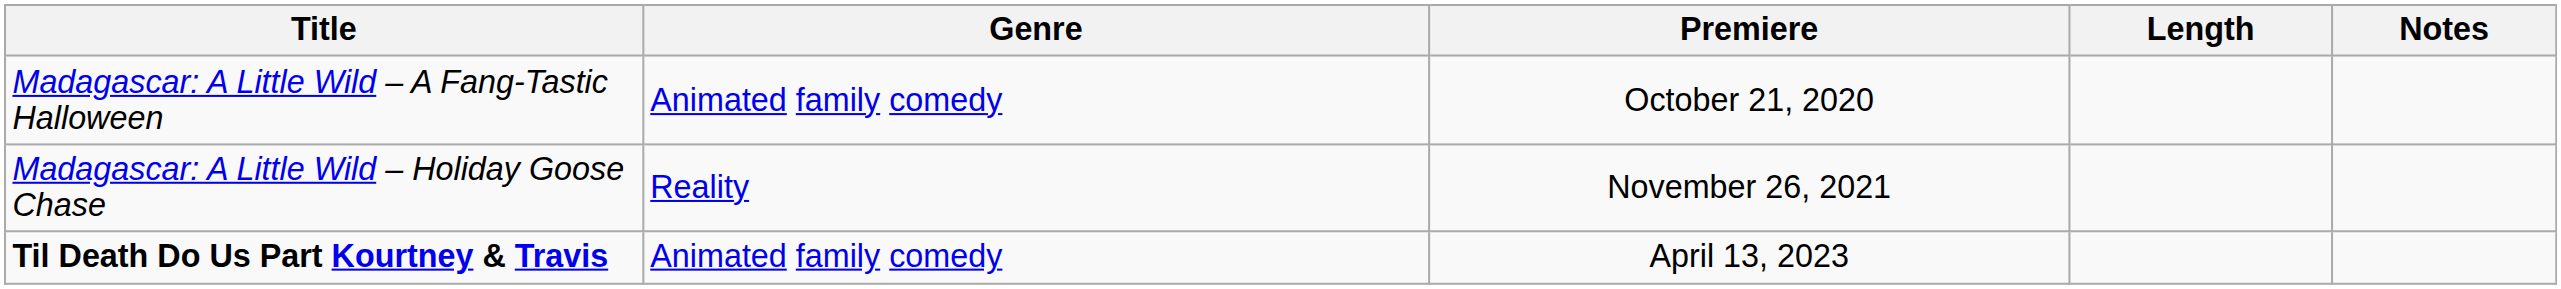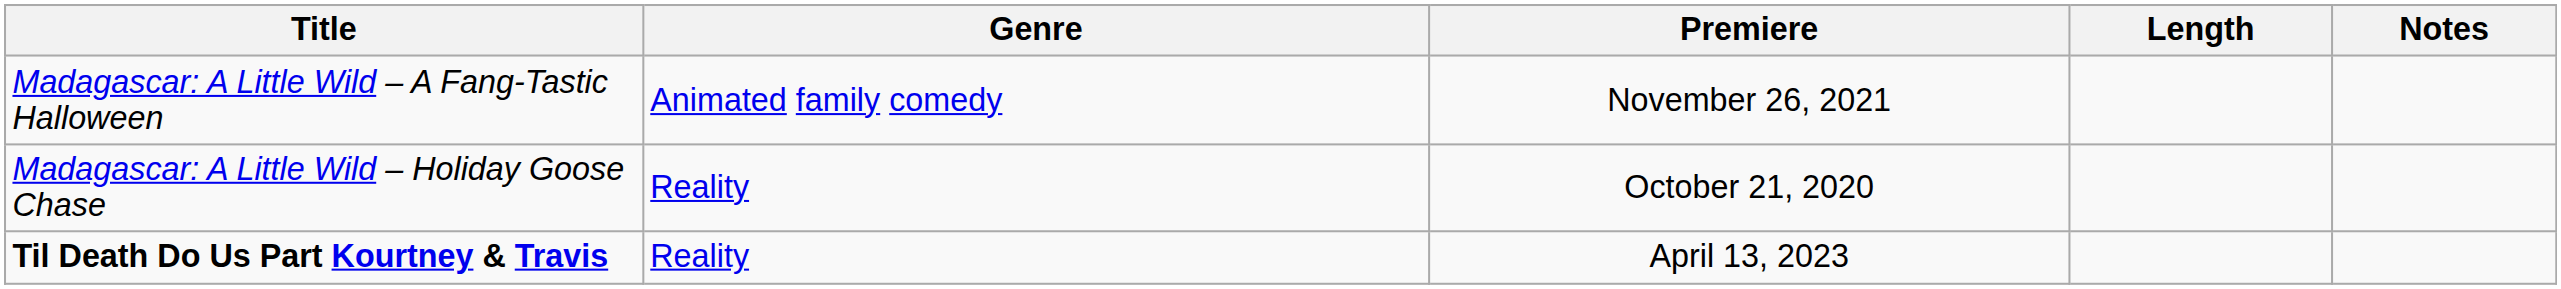(1749, 99) October 21, 2020 -> (1749, 99) November 26, 2021
(1749, 187) November 26, 2021 -> (1749, 187) October 21, 2020
(826, 256) Animated family comedy -> (700, 256) Reality
